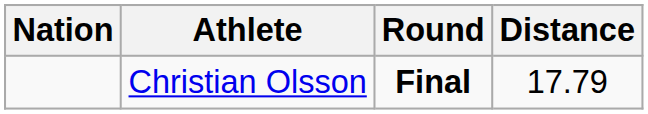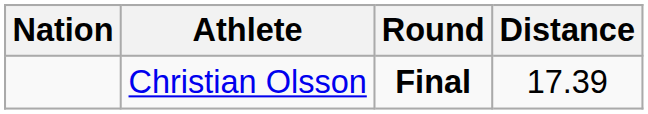(567, 81) 17.79 -> (567, 81) 17.39
